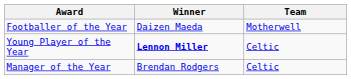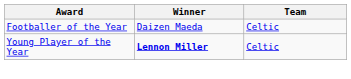(274, 27) Motherwell -> (263, 27) Celtic
- row: (59, 67)
